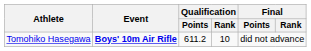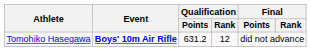(195, 40) 611.2 -> (195, 40) 631.2
(225, 40) 10 -> (225, 40) 12
